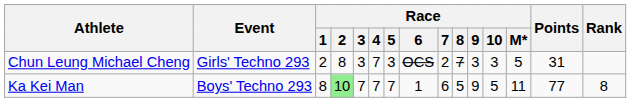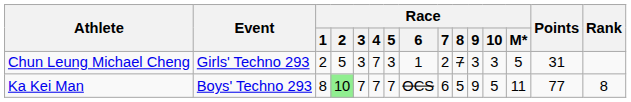(342, 63) 8 -> (342, 63) 5
(418, 63) OCS -> (418, 63) 1
(418, 86) 1 -> (418, 86) OCS
